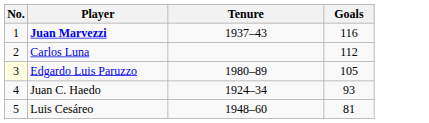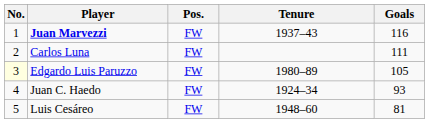+ column: (193, 14)
(349, 52) 112 -> (399, 52) 111
